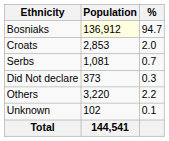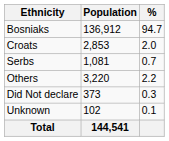(102, 29) lightyellow background -> (102, 29) no background
rows swapped: (43, 78) <-> (22, 95)
